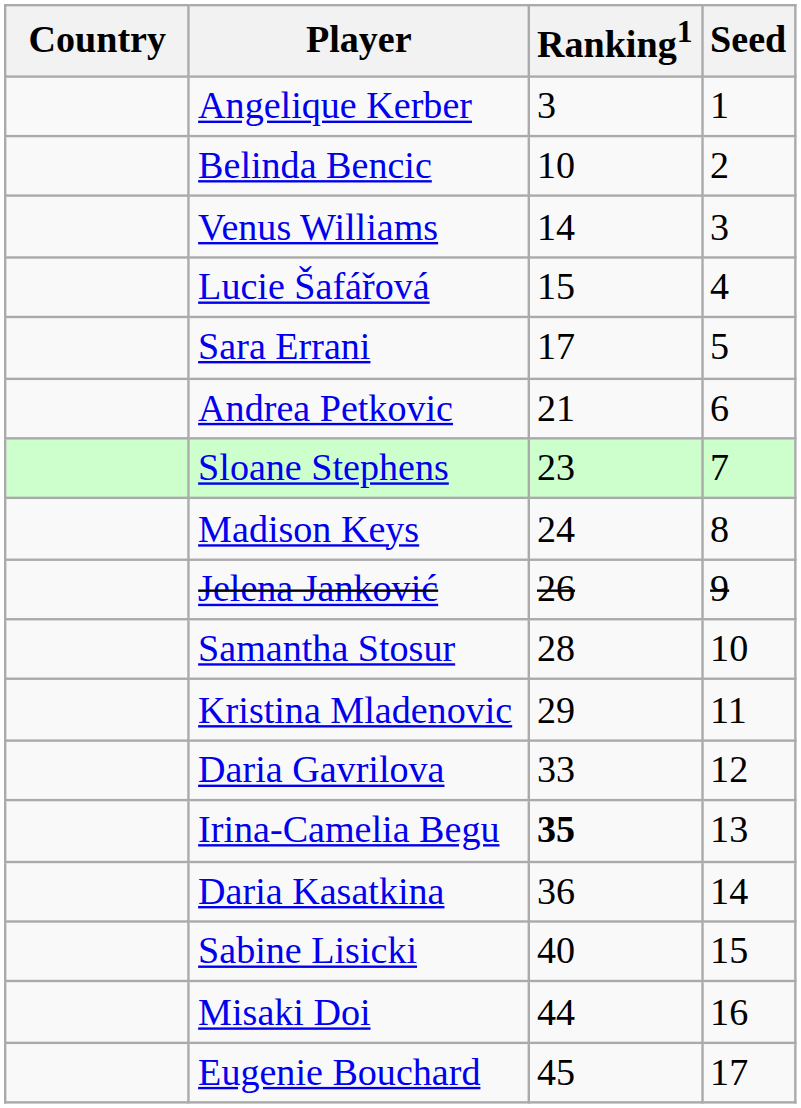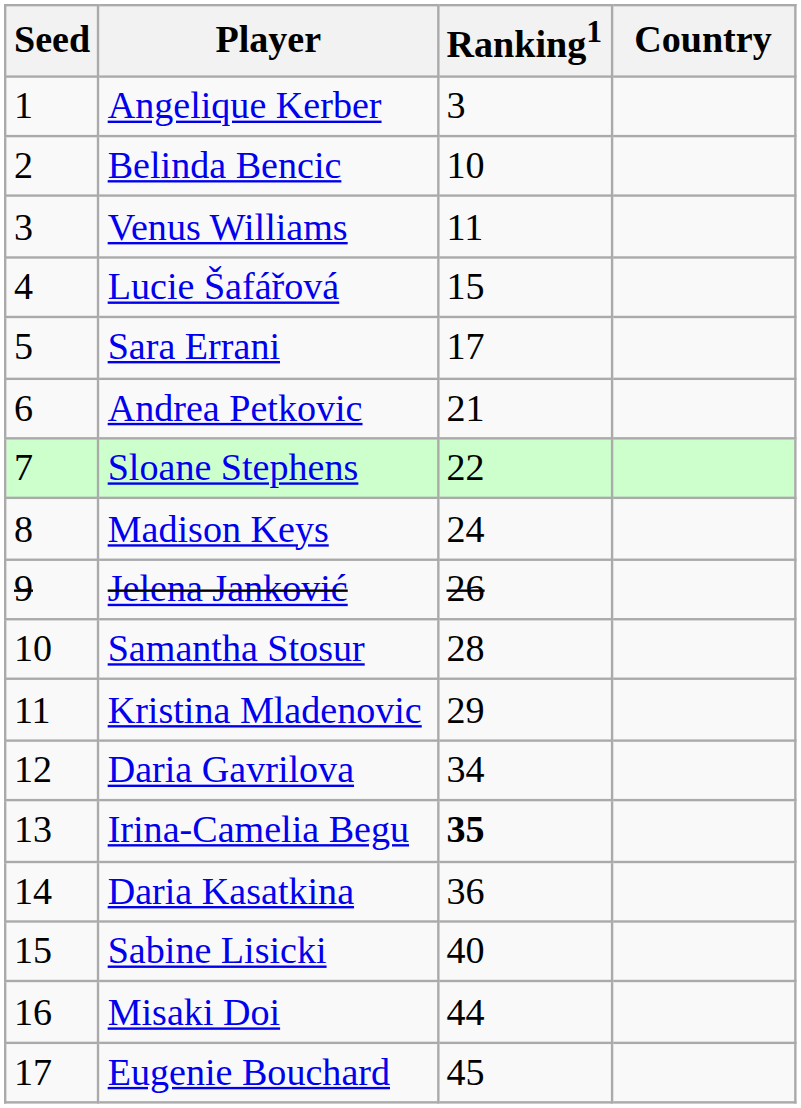columns swapped: (97, 39) <-> (748, 39)
(556, 226) 14 -> (465, 226) 11
(556, 467) 23 -> (466, 467) 22
(556, 769) 33 -> (466, 769) 34
